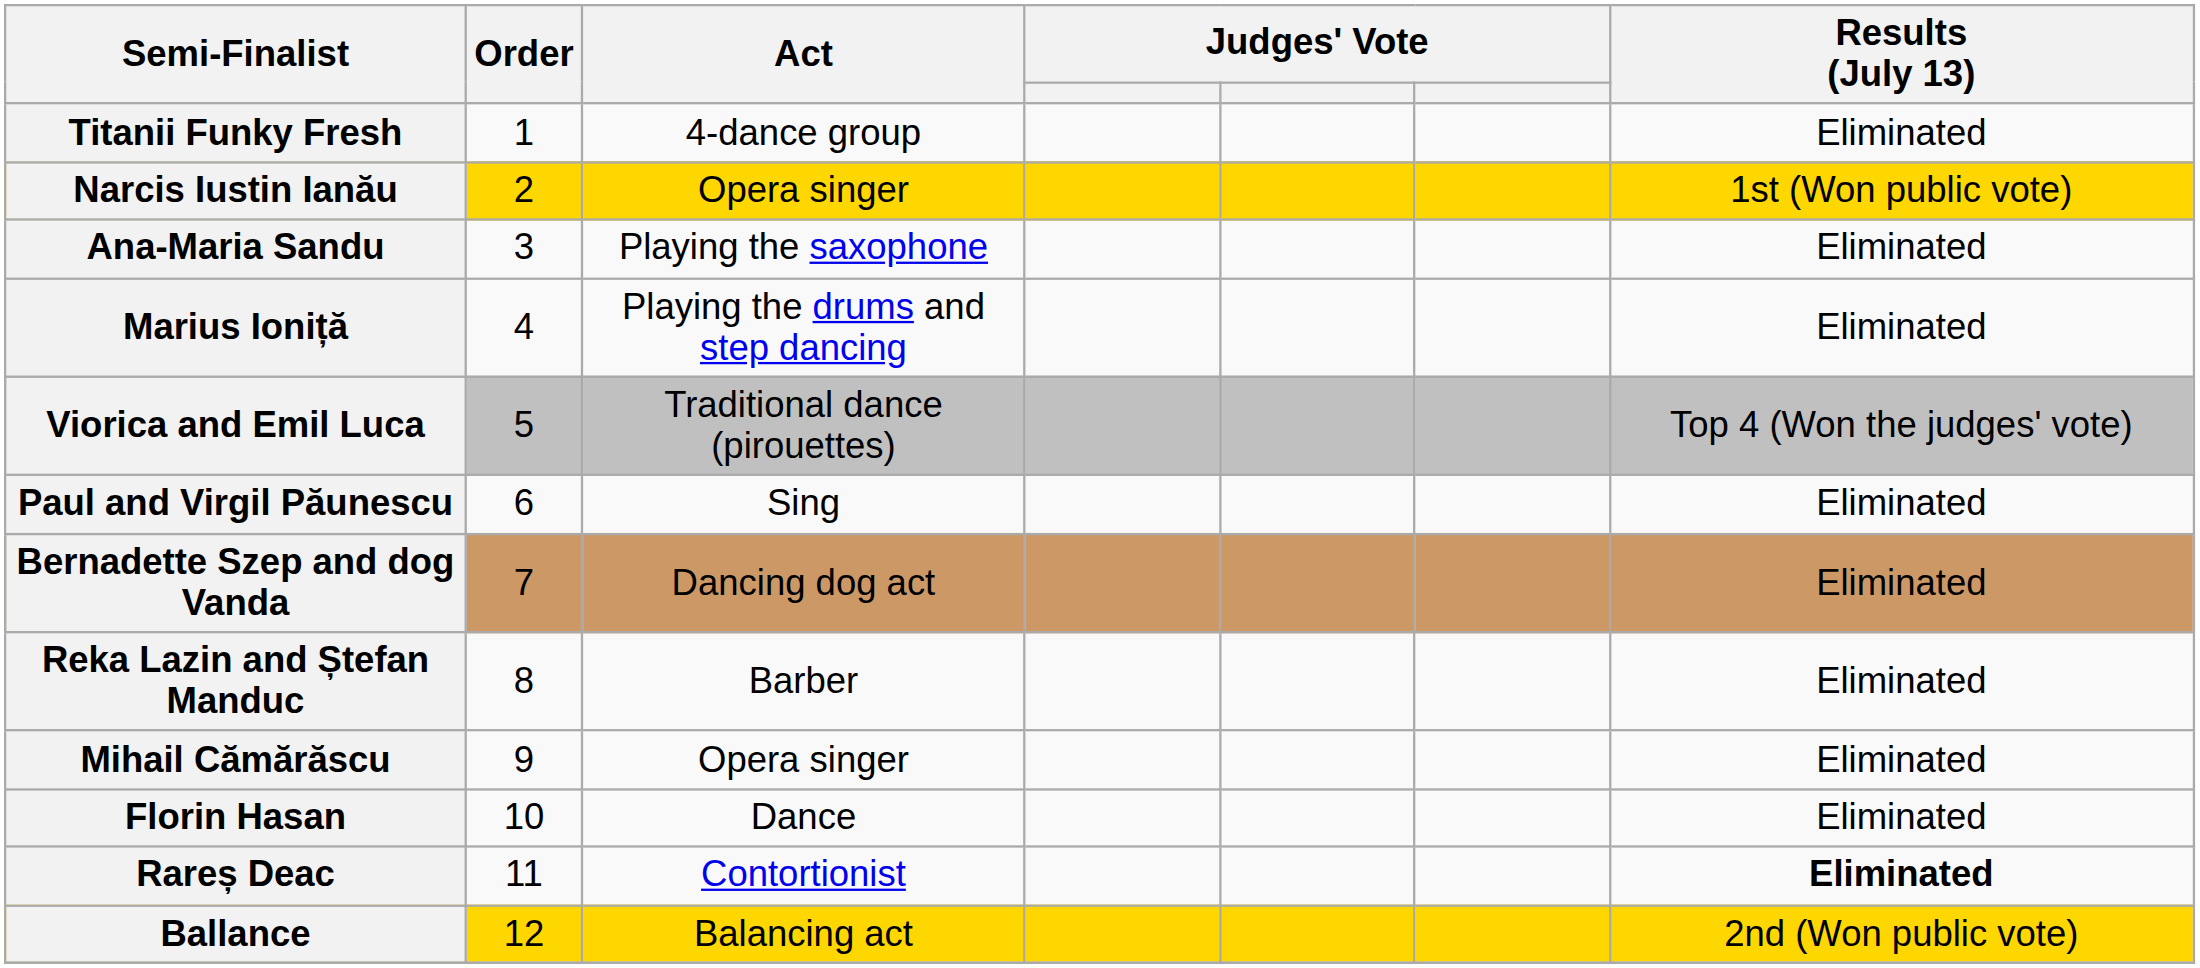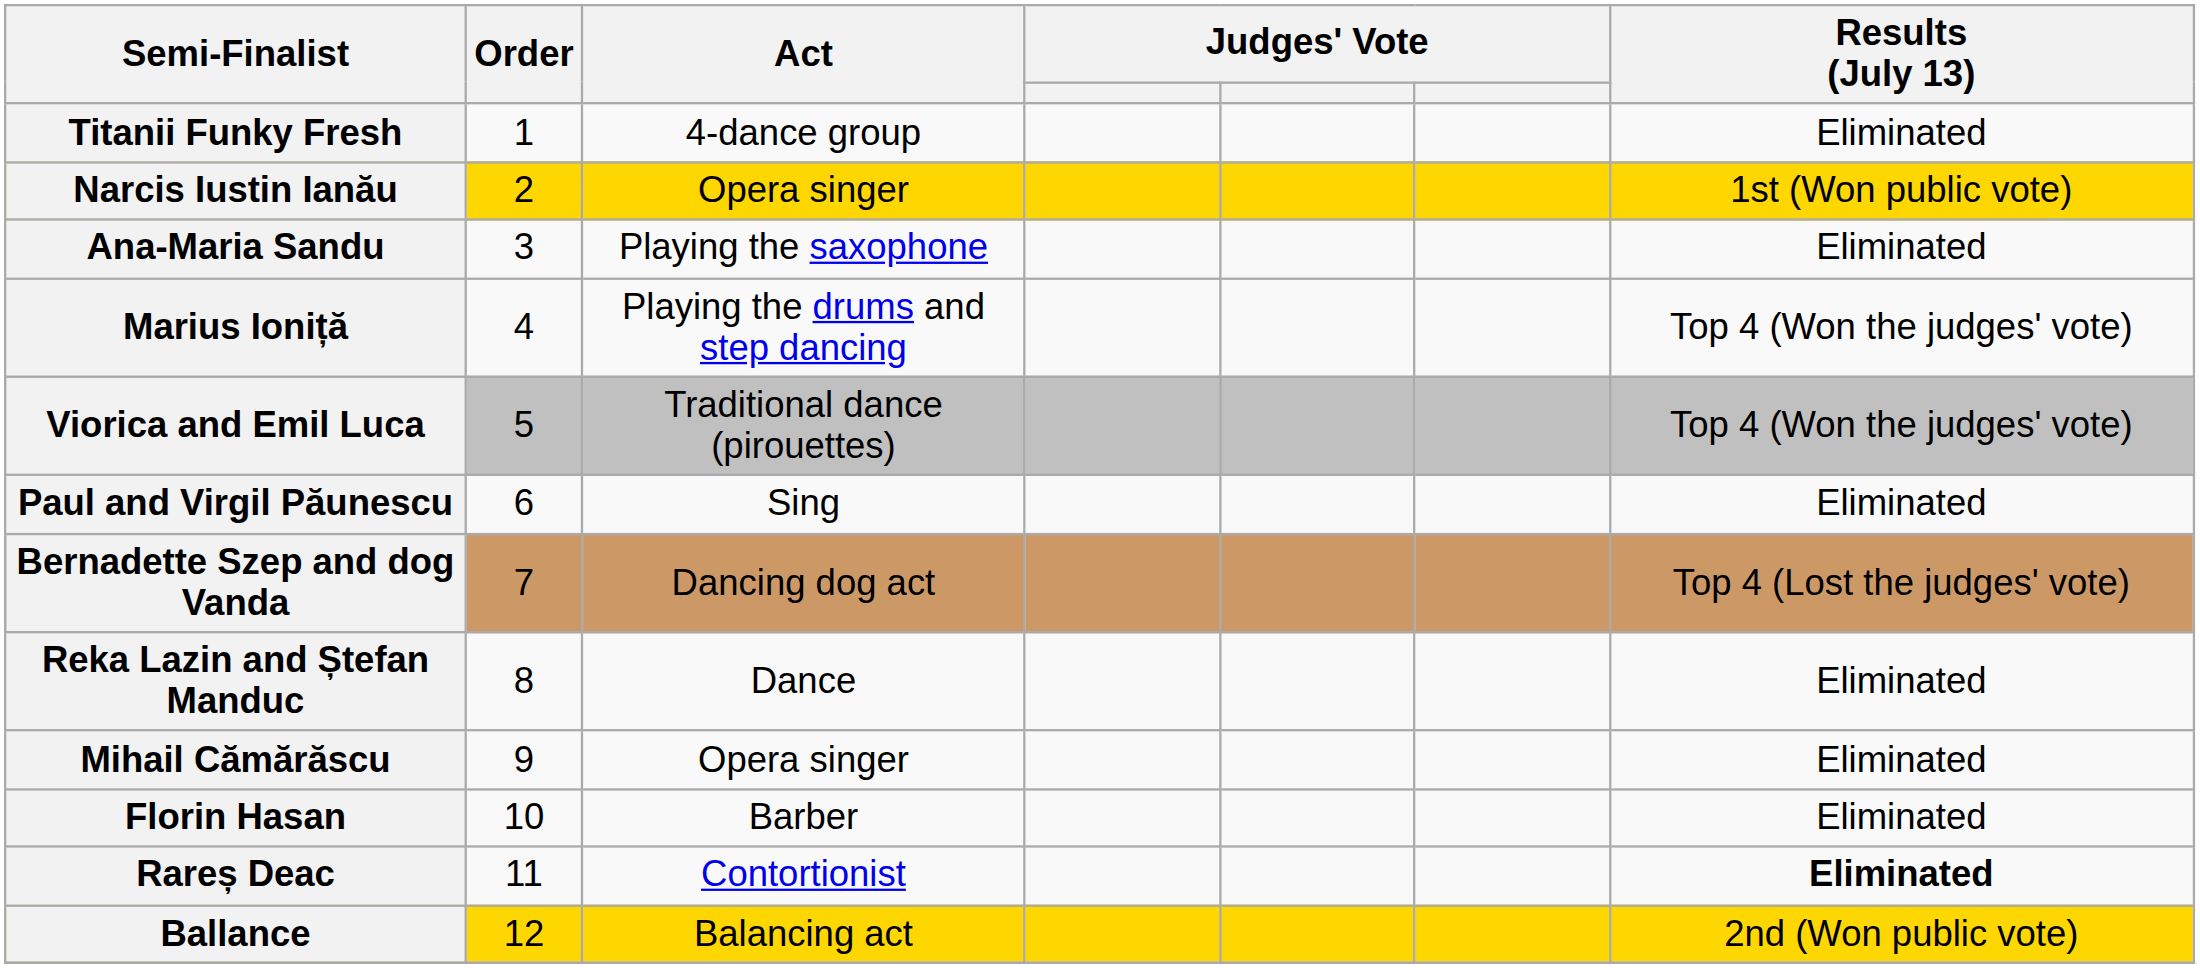(1901, 326) Eliminated -> (1901, 326) Top 4 (Won the judges' vote)
(1901, 582) Eliminated -> (1901, 582) Top 4 (Lost the judges' vote)
(803, 680) Barber -> (803, 680) Dance
(803, 817) Dance -> (803, 817) Barber
